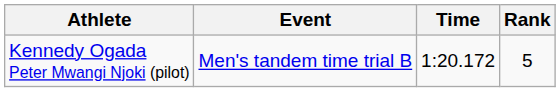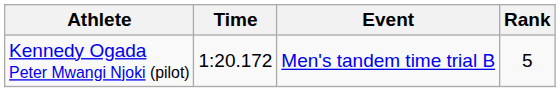columns swapped: (305, 20) <-> (458, 20)
